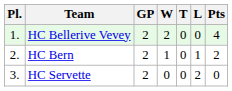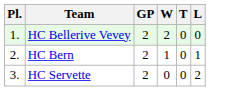- column: (216, 14)
